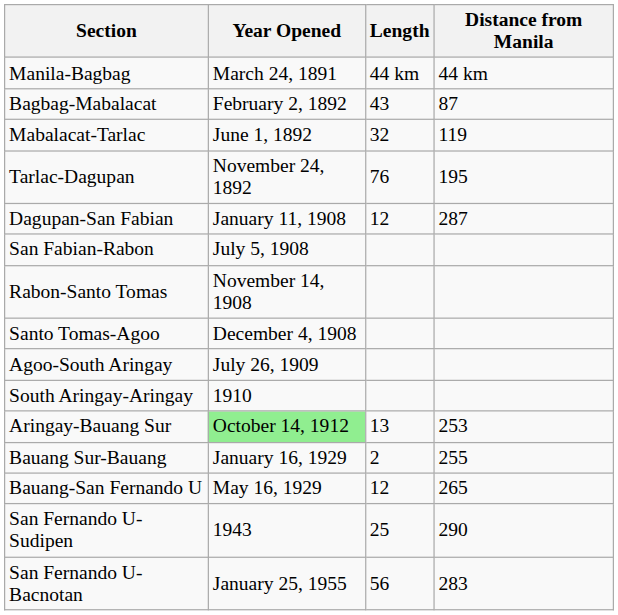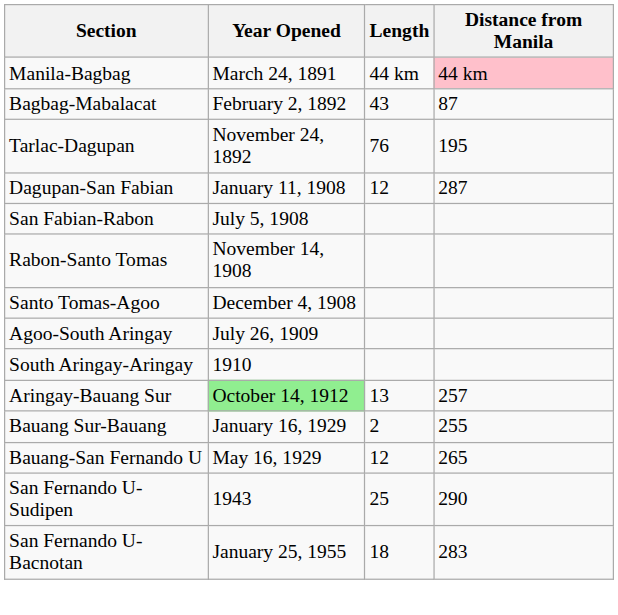(463, 72) no background -> (463, 72) pink background
- row: (77, 134)
(453, 426) 253 -> (453, 395) 257
(380, 583) 56 -> (379, 552) 18
